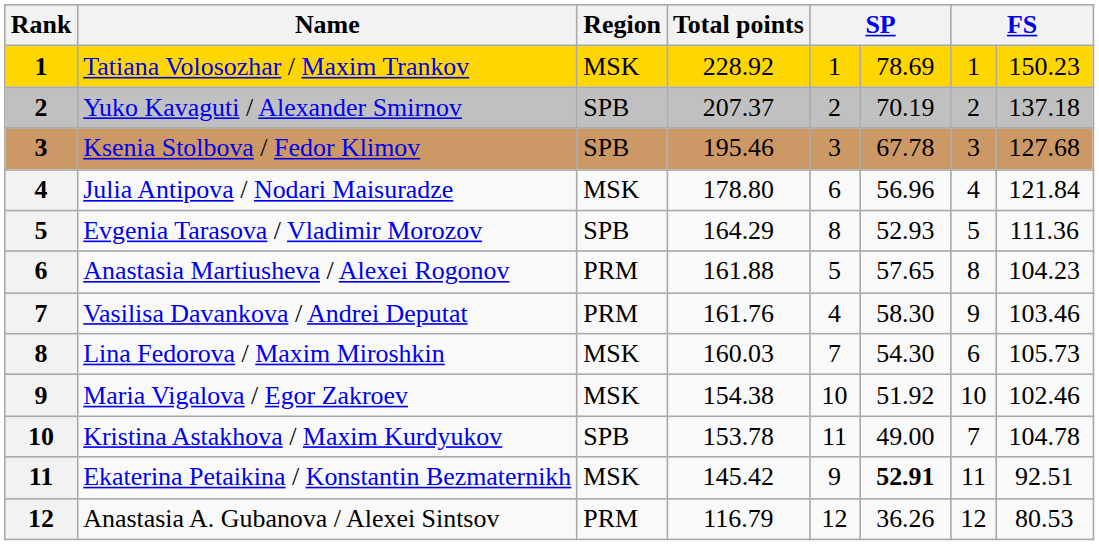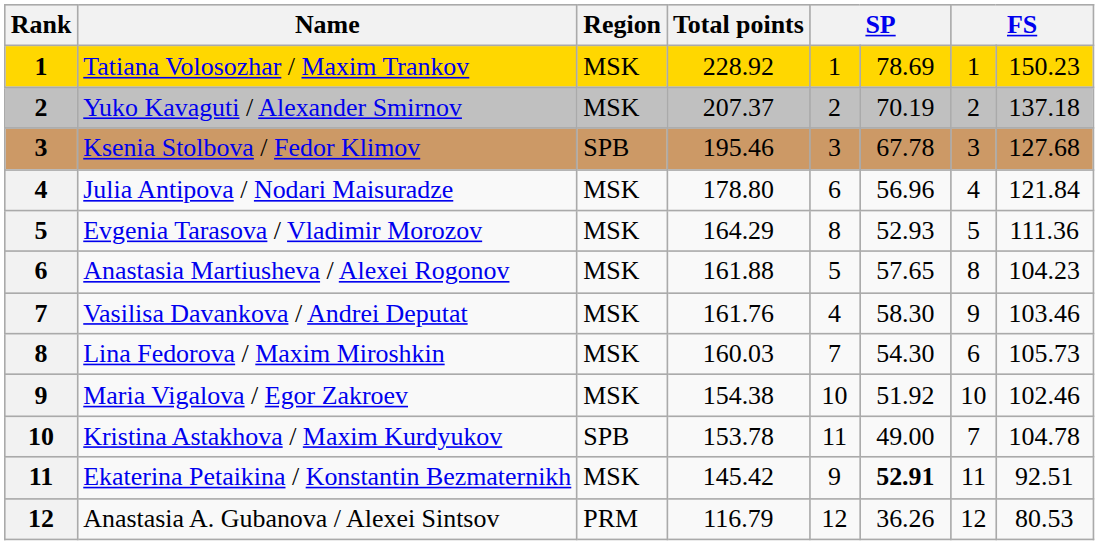(606, 107) SPB -> (611, 107) MSK
(606, 230) SPB -> (611, 230) MSK
(611, 271) PRM -> (611, 271) MSK
(611, 312) PRM -> (611, 312) MSK
